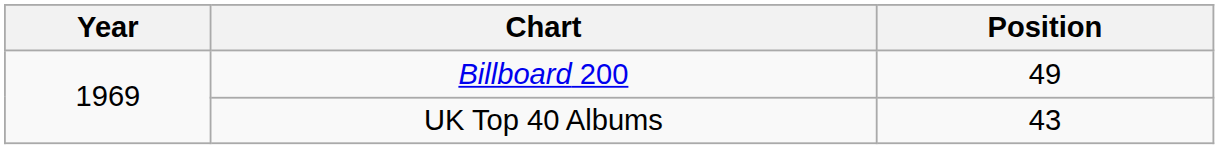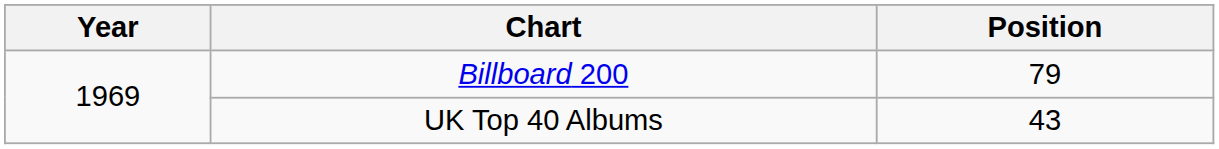(1045, 73) 49 -> (1045, 73) 79
